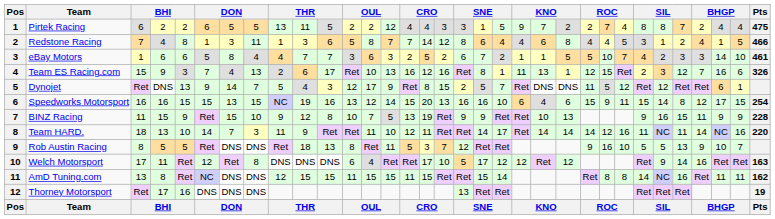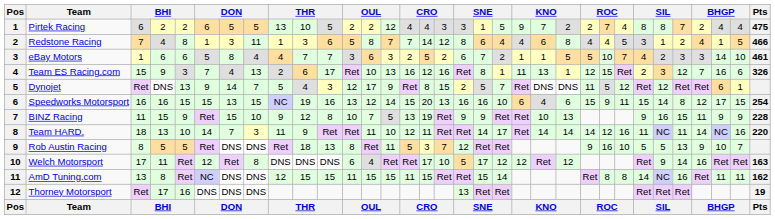(305, 26) 11 -> (305, 26) 10
